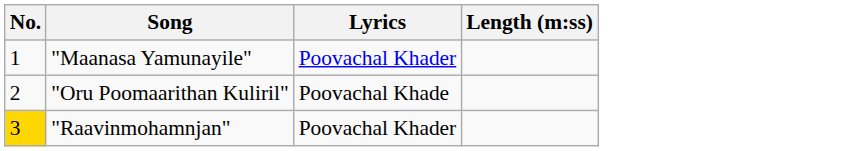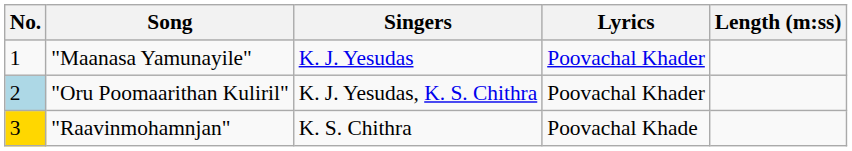+ column: (418, 22)
(15, 93) no background -> (15, 93) lightblue background
(374, 93) Poovachal Khade -> (626, 93) Poovachal Khader
(377, 128) Poovachal Khader -> (622, 128) Poovachal Khade
